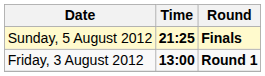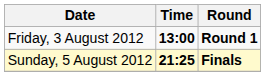rows swapped: (76, 60) <-> (80, 37)
